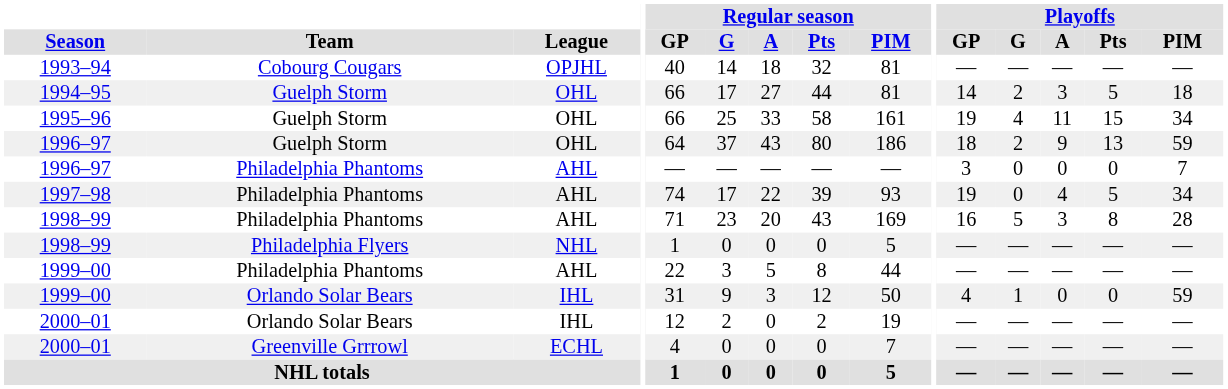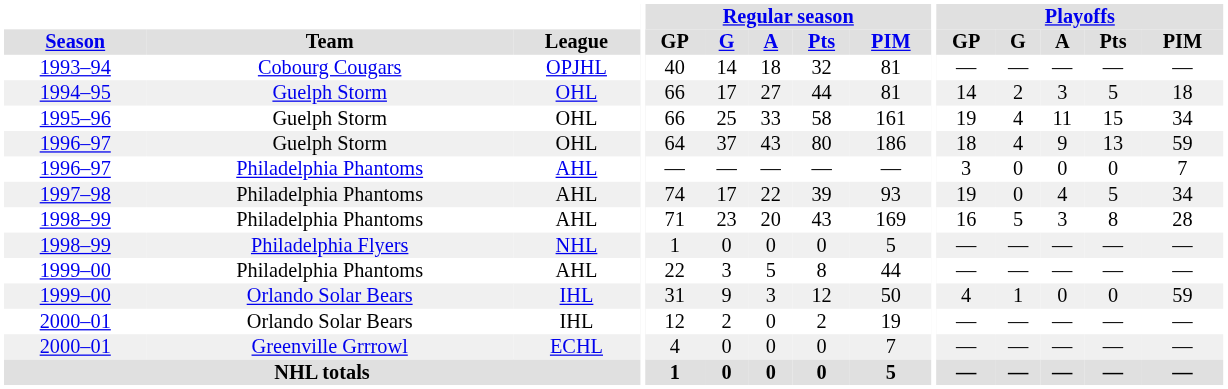(1018, 143) 2 -> (1018, 143) 4
